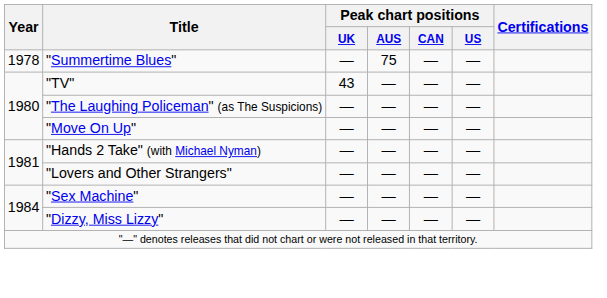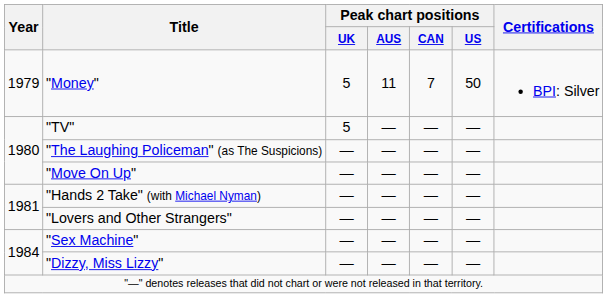- row: (111, 60)
+ row: (72, 83)
(347, 83) 43 -> (347, 128) 5
